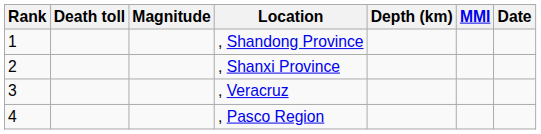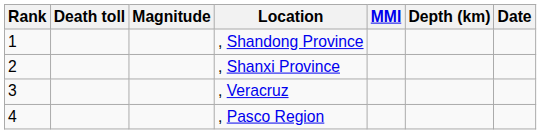columns swapped: (475, 16) <-> (412, 16)
